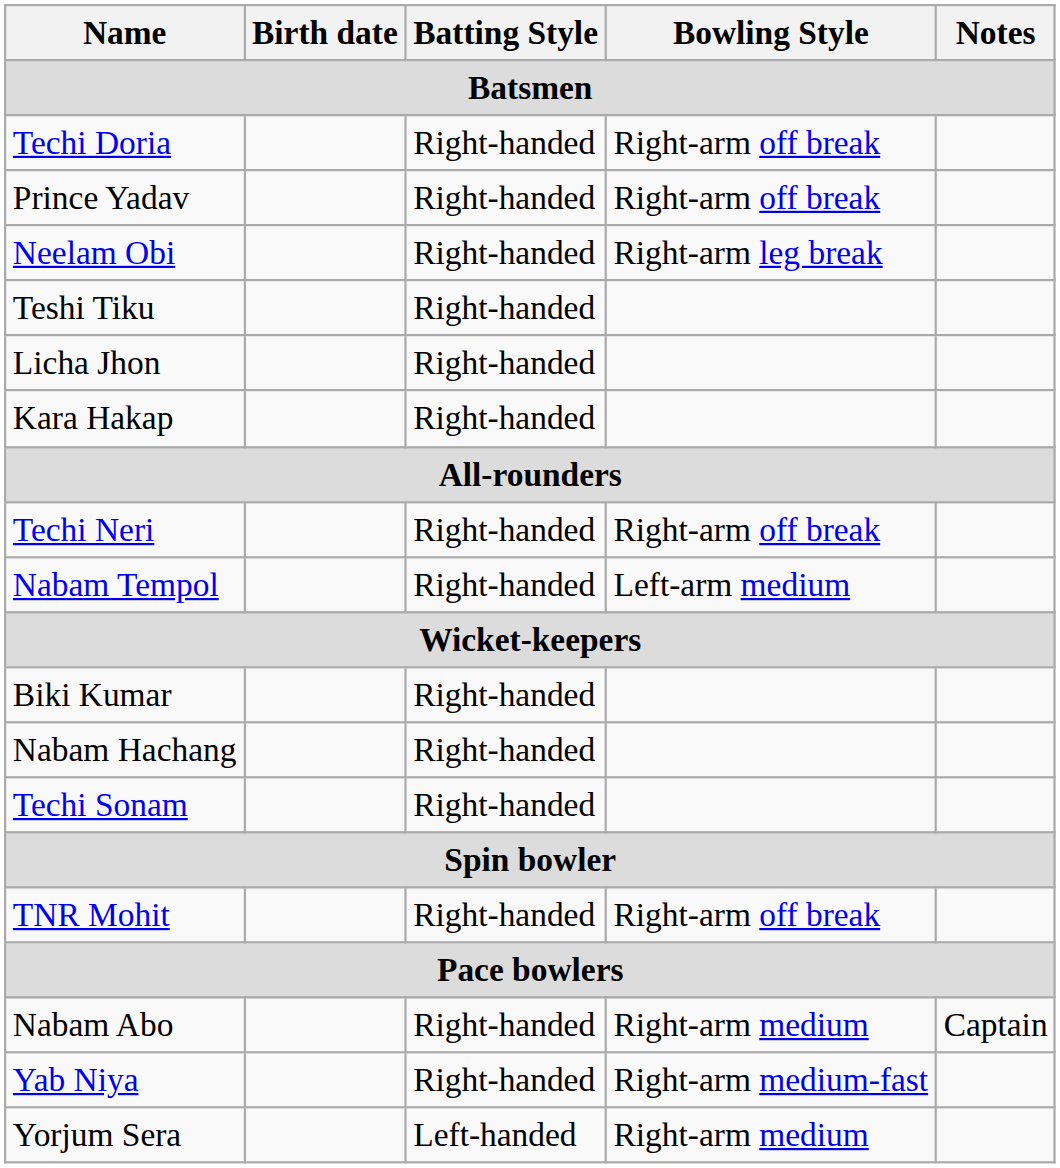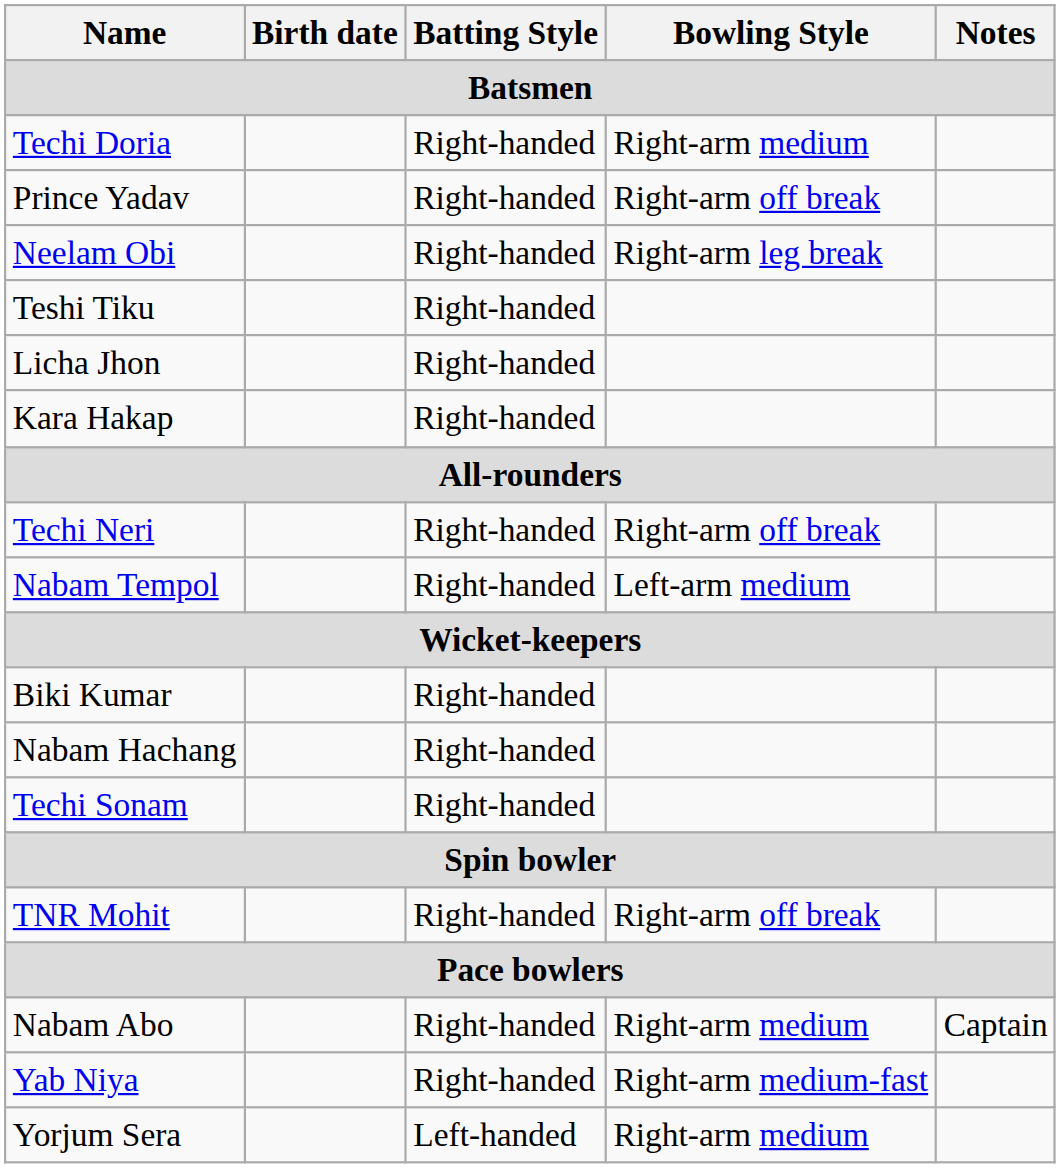(747, 142) Right-arm off break -> (741, 142) Right-arm medium
